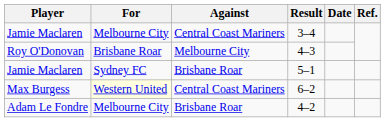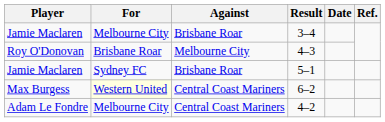(229, 32) Central Coast Mariners -> (208, 32) Brisbane Roar
(208, 107) Brisbane Roar -> (229, 107) Central Coast Mariners
